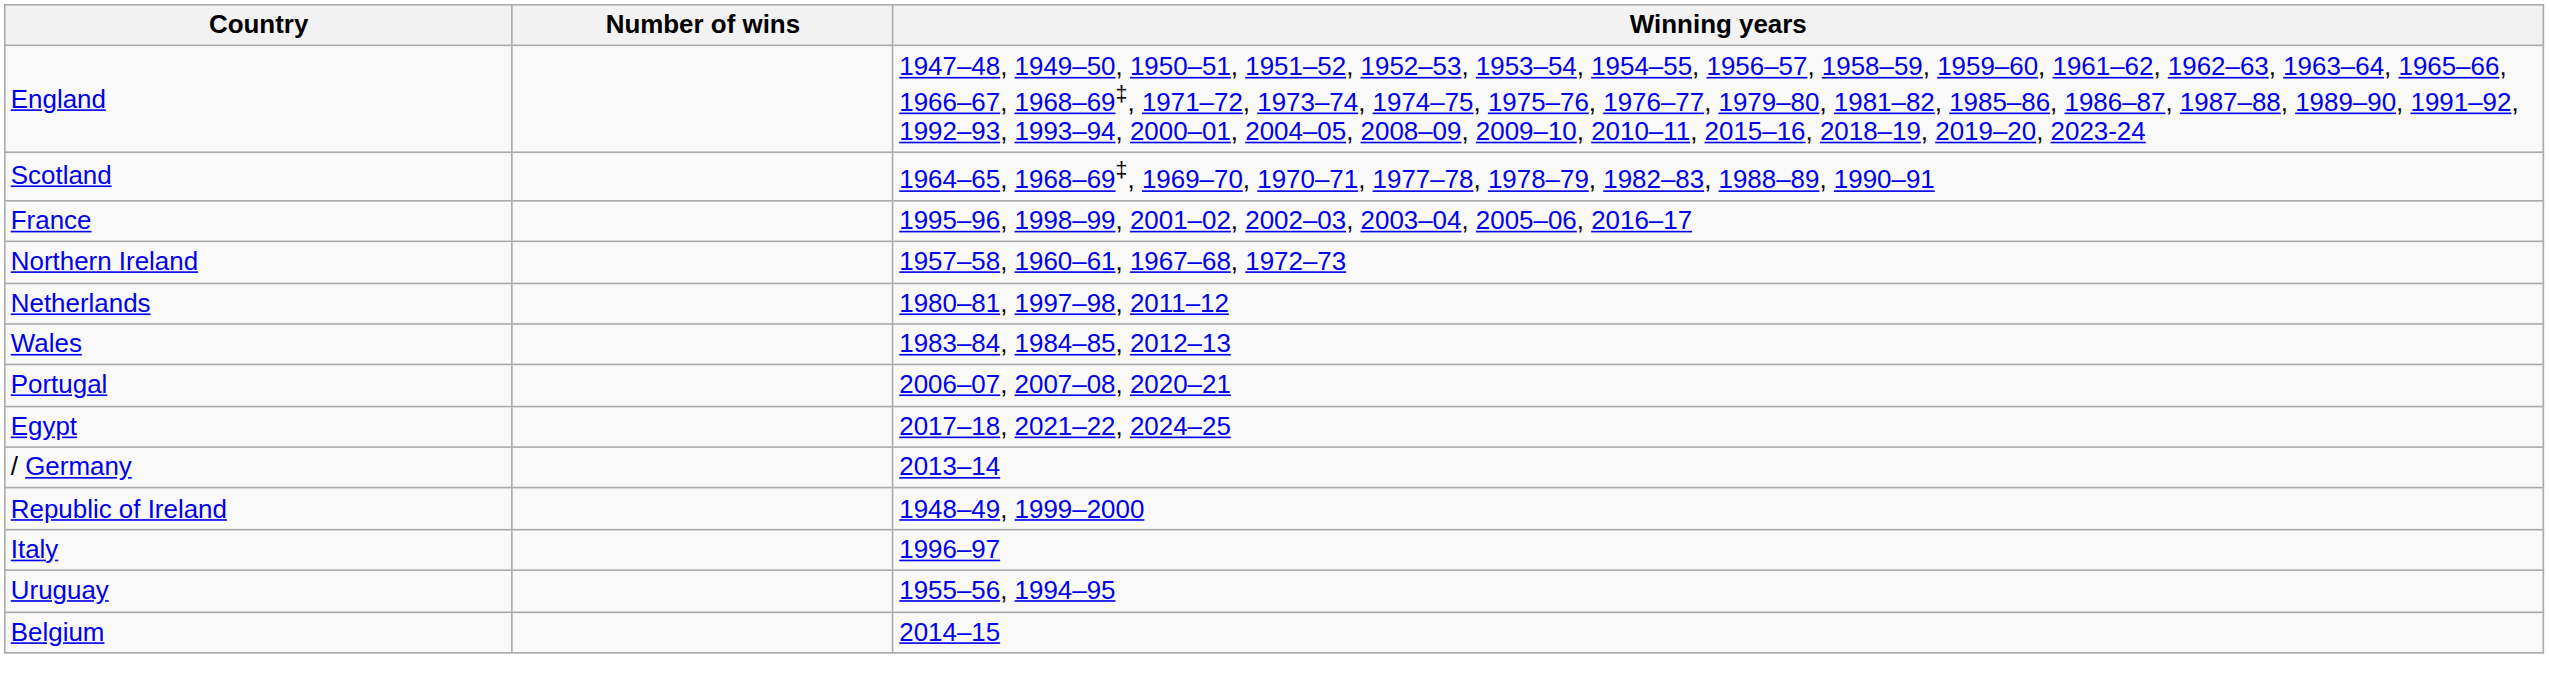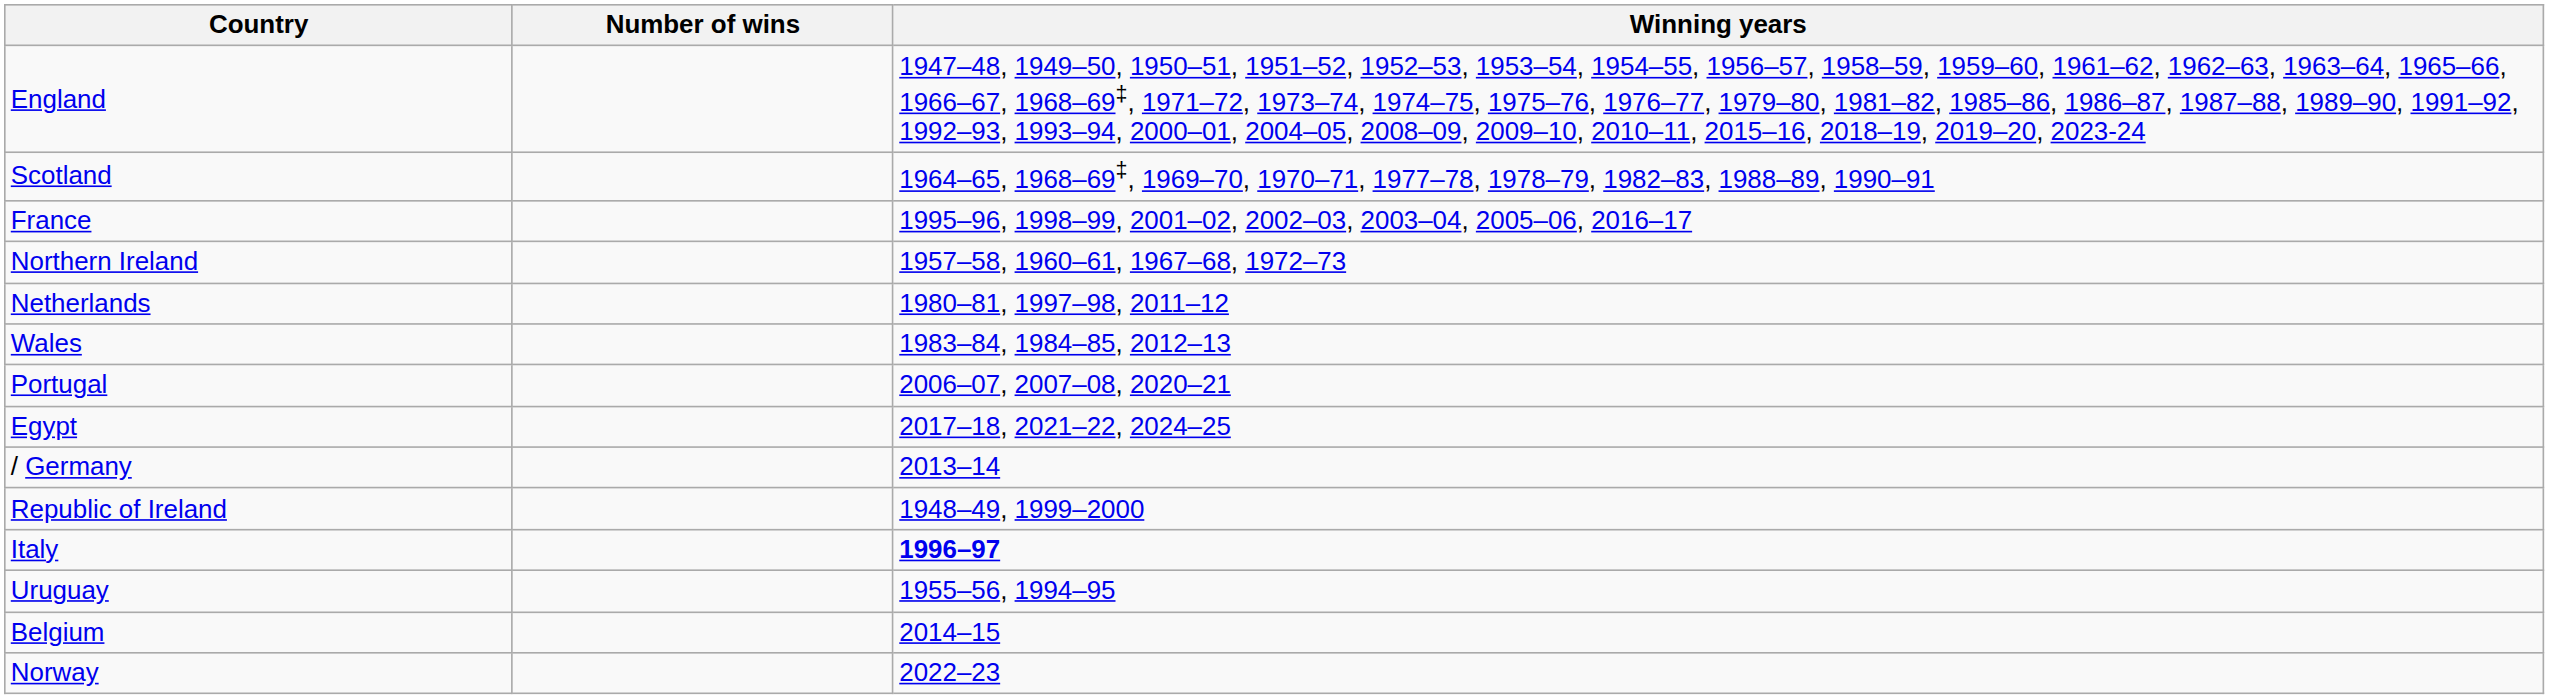(950, 549) normal -> (950, 549) bold
+ row: (55, 672)
